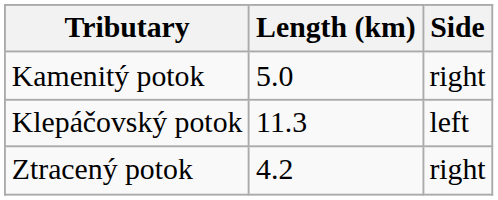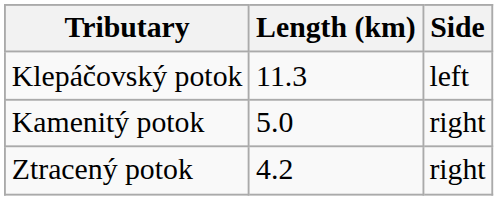rows swapped: (127, 122) <-> (108, 75)
